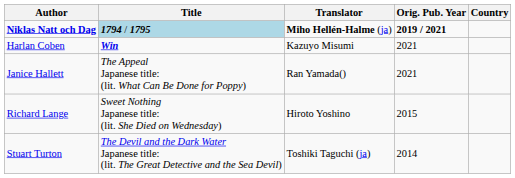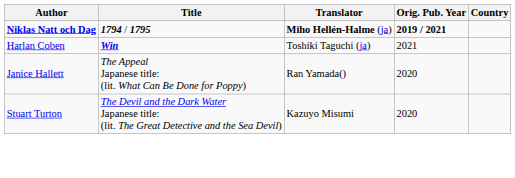(126, 29) lightblue background -> (126, 29) no background
(320, 45) Kazuyo Misumi -> (328, 45) Toshiki Taguchi (ja)
(407, 73) 2021 -> (407, 73) 2020
- row: (37, 113)
(328, 153) Toshiki Taguchi (ja) -> (320, 113) Kazuyo Misumi
(407, 153) 2014 -> (407, 113) 2020
